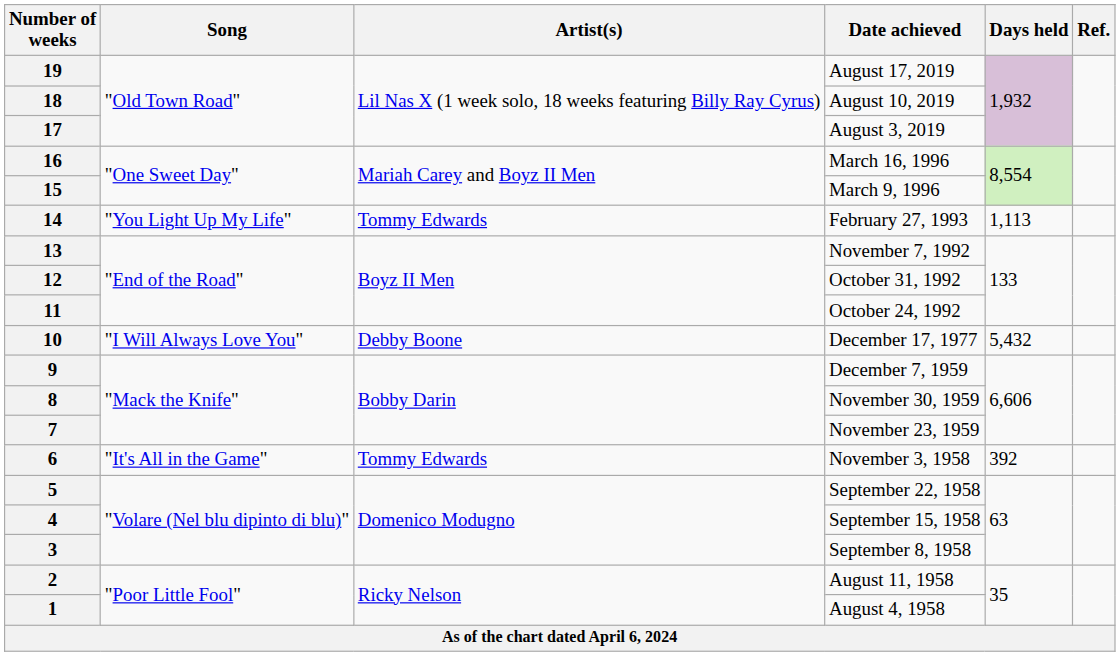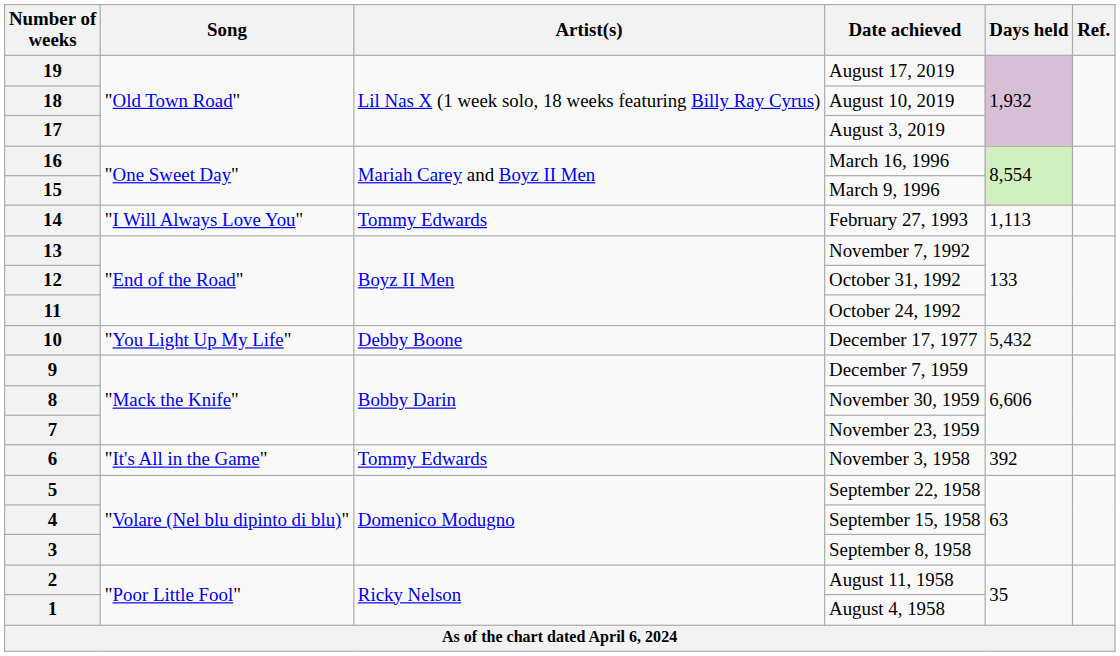(198, 220) "You Light Up My Life" -> (204, 220) "I Will Always Love You"
(204, 340) "I Will Always Love You" -> (198, 340) "You Light Up My Life"
